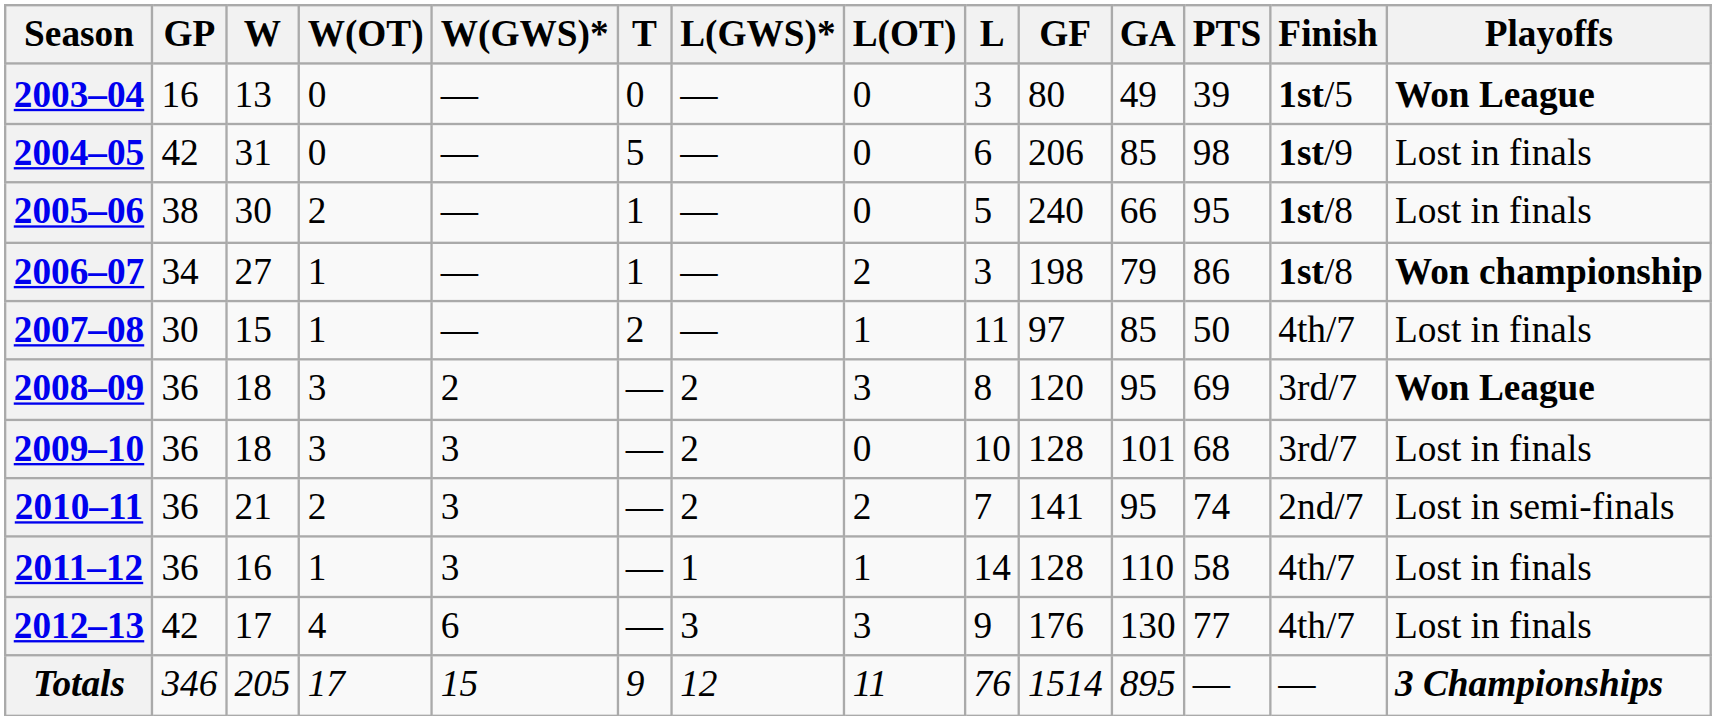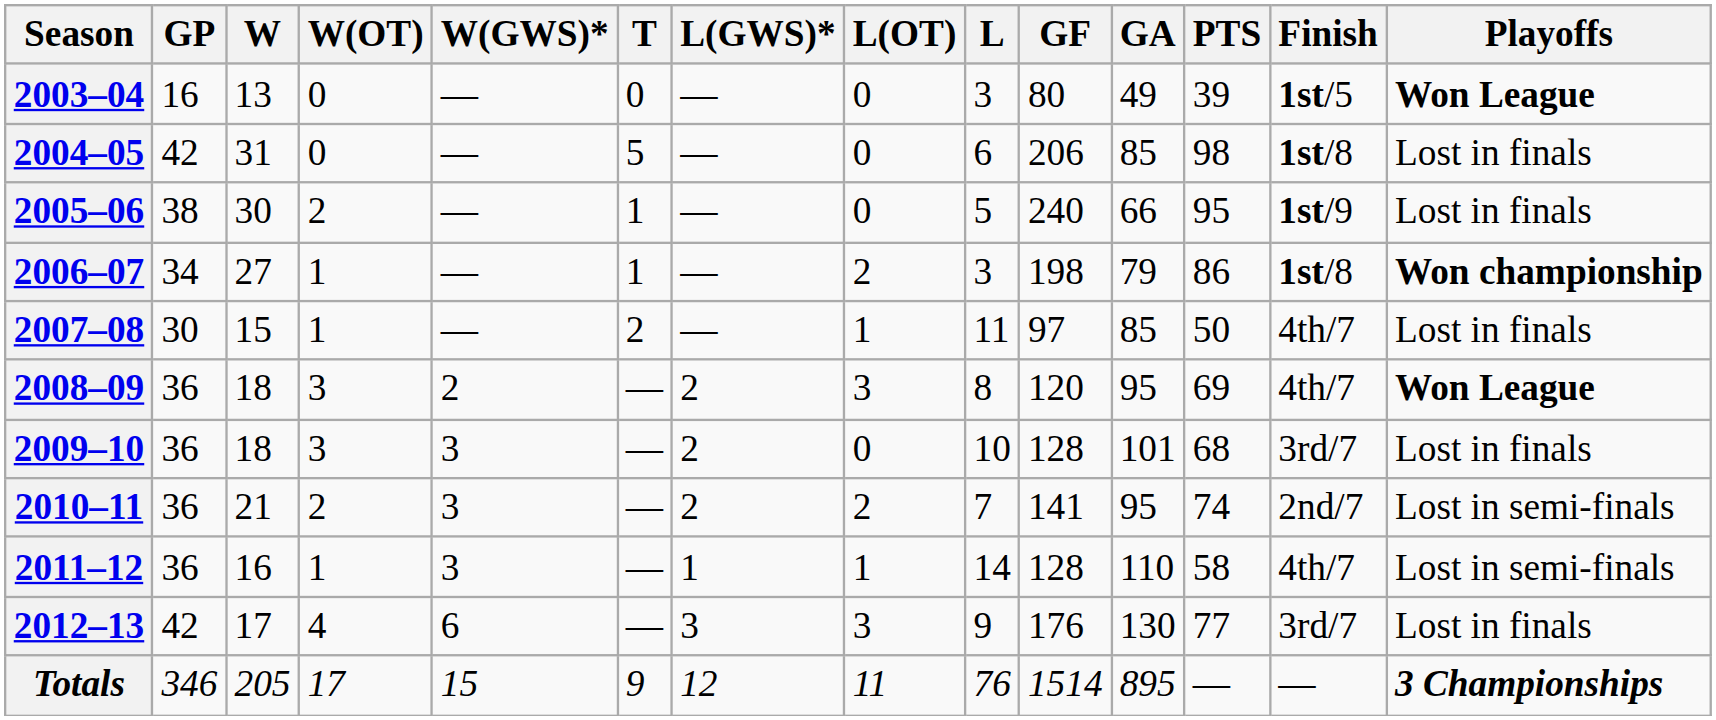(1316, 152) 1st/9 -> (1316, 152) 1st/8
(1316, 211) 1st/8 -> (1316, 211) 1st/9
(1318, 388) 3rd/7 -> (1317, 388) 4th/7
(1493, 566) Lost in finals -> (1535, 566) Lost in semi-finals
(1317, 625) 4th/7 -> (1318, 625) 3rd/7
